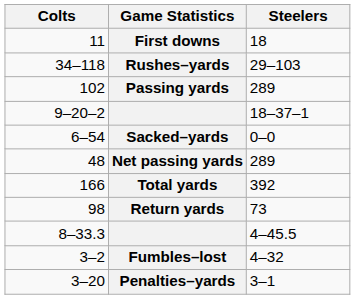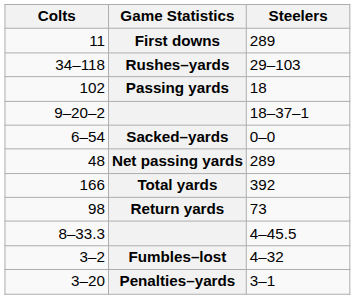(258, 40) 18 -> (263, 40) 289
(263, 88) 289 -> (258, 88) 18
